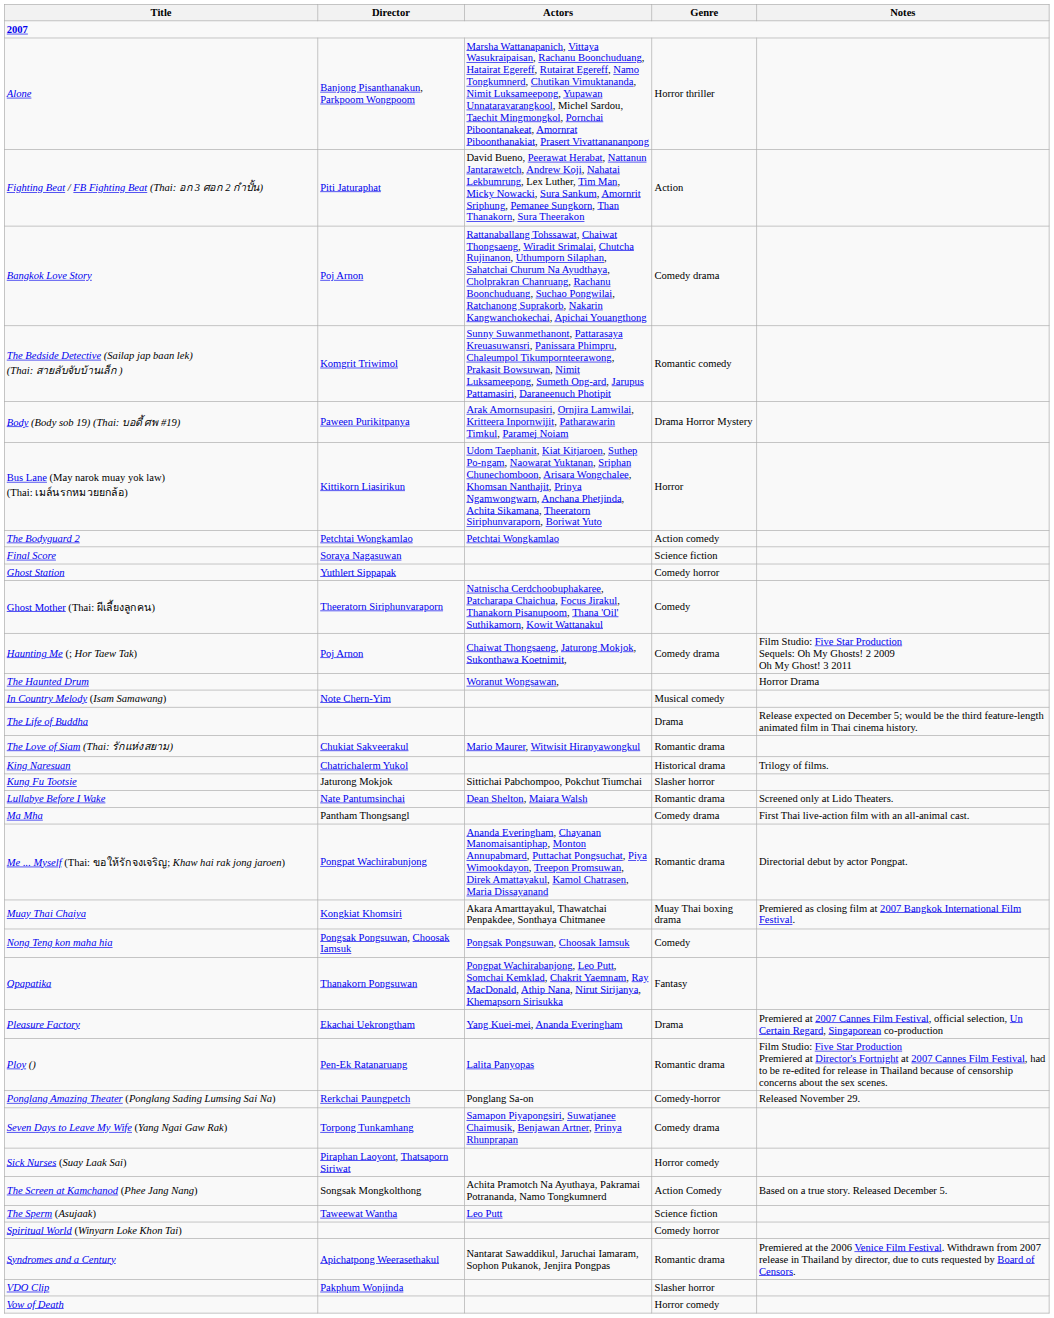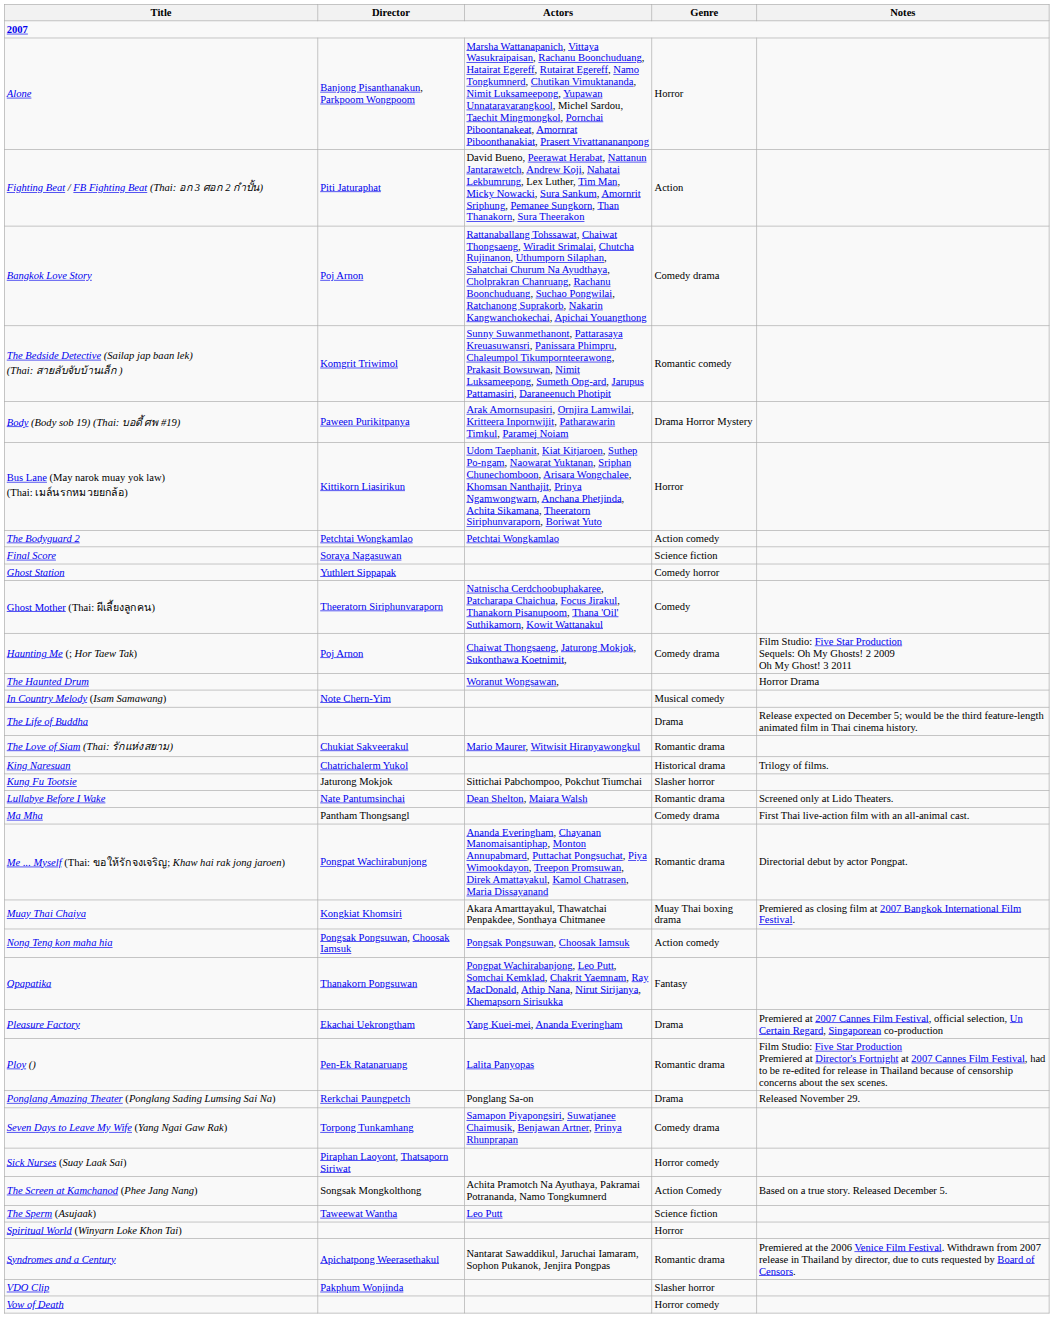(685, 93) Horror thriller -> (669, 93) Horror
(672, 943) Comedy -> (687, 943) Action comedy
(687, 1099) Comedy-horror -> (669, 1099) Drama
(687, 1230) Comedy horror -> (669, 1230) Horror
